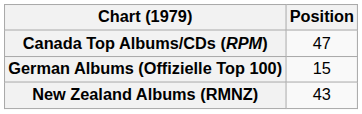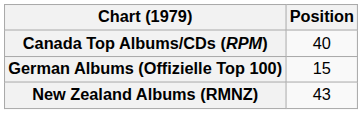(322, 43) 47 -> (322, 43) 40
